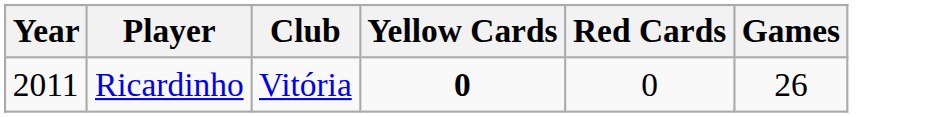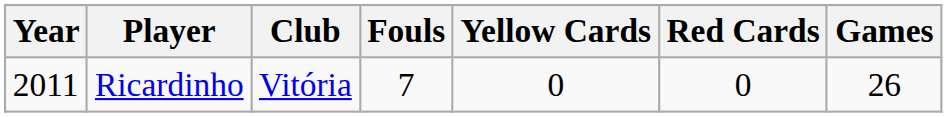+ column: (406, 31)
(462, 84) bold -> (556, 84) normal
